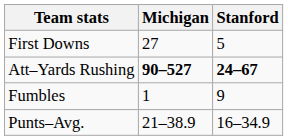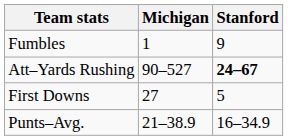rows swapped: (49, 43) <-> (37, 95)
(167, 69) bold -> (167, 69) normal
